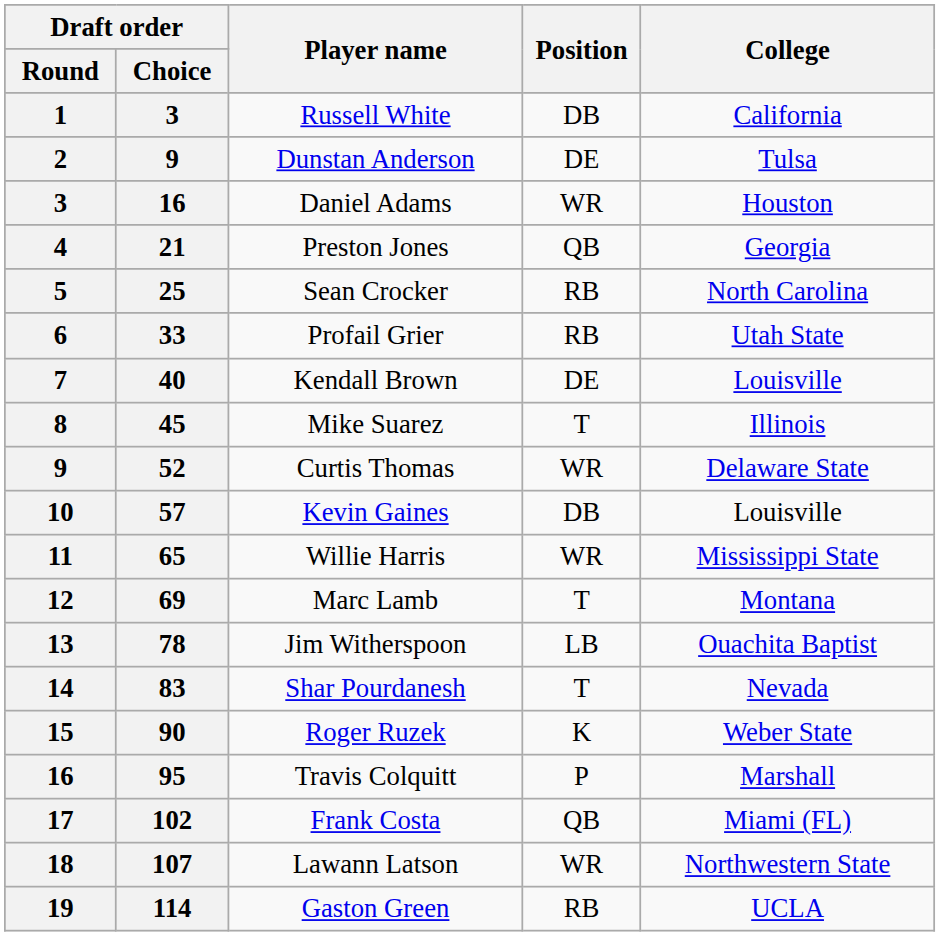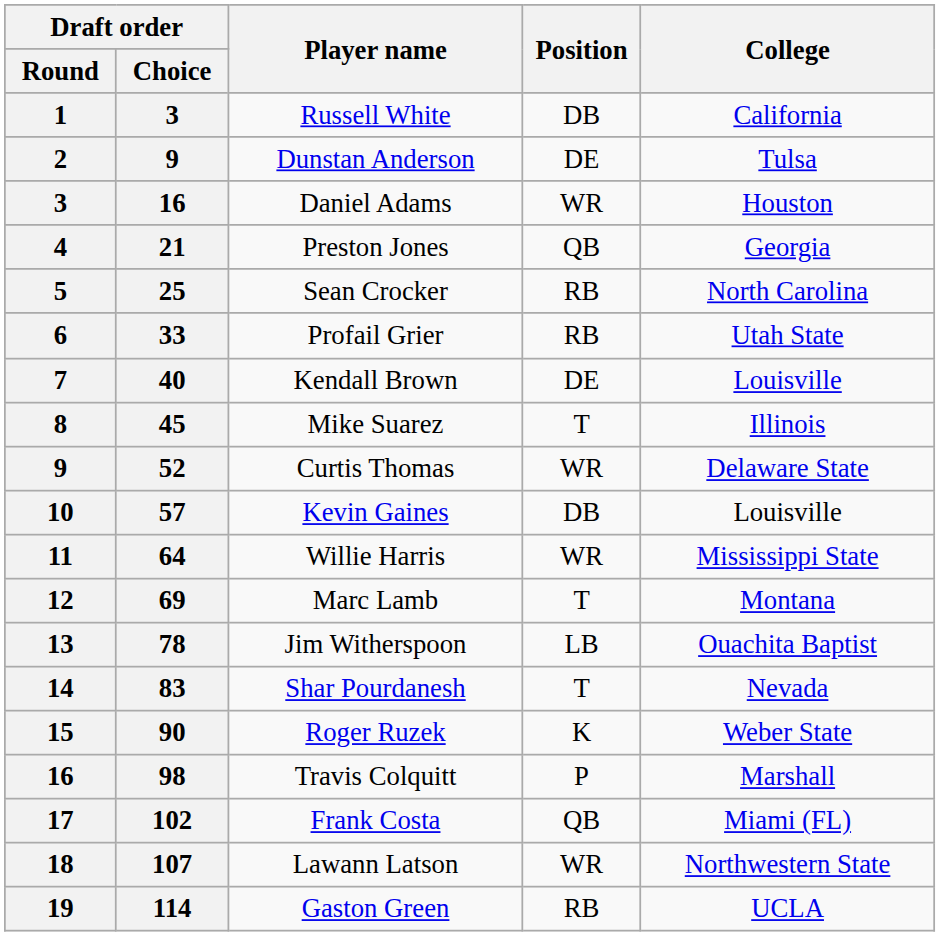(172, 556) 65 -> (172, 556) 64
(172, 776) 95 -> (172, 776) 98
